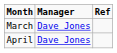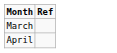- column: (56, 12)
